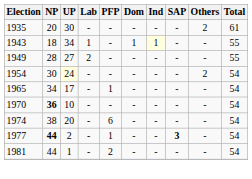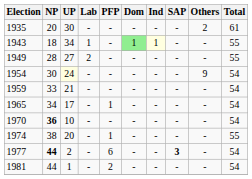(134, 43) no background -> (134, 43) lightgreen background
(205, 74) 2 -> (205, 74) 9
+ row: (16, 89)
(110, 120) 6 -> (110, 136) 1
(235, 120) 54 -> (235, 136) 55
(110, 136) 1 -> (110, 151) 6
